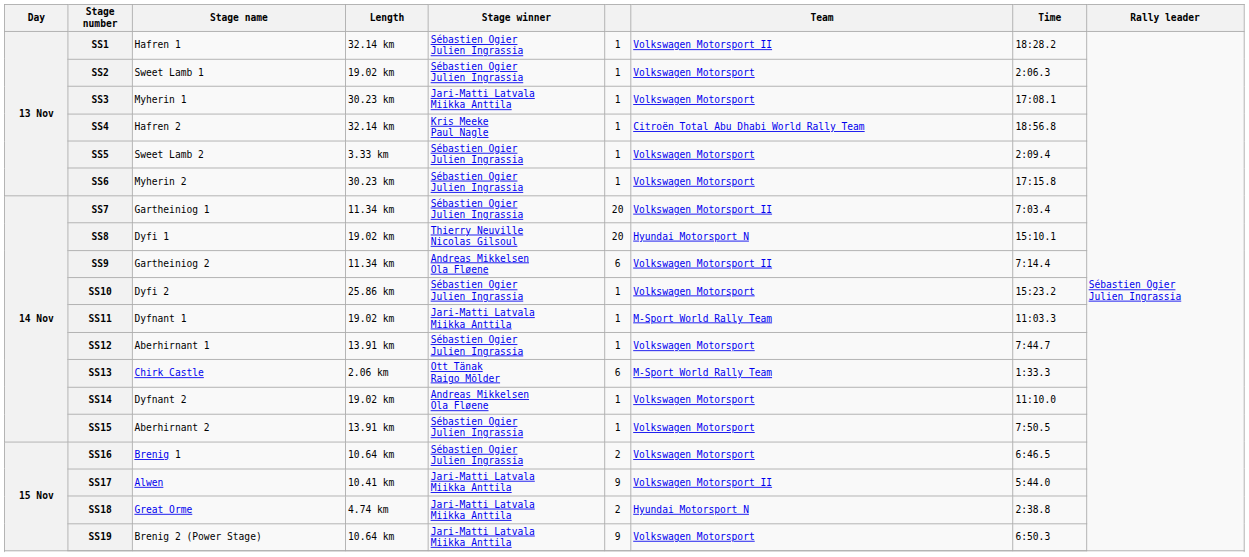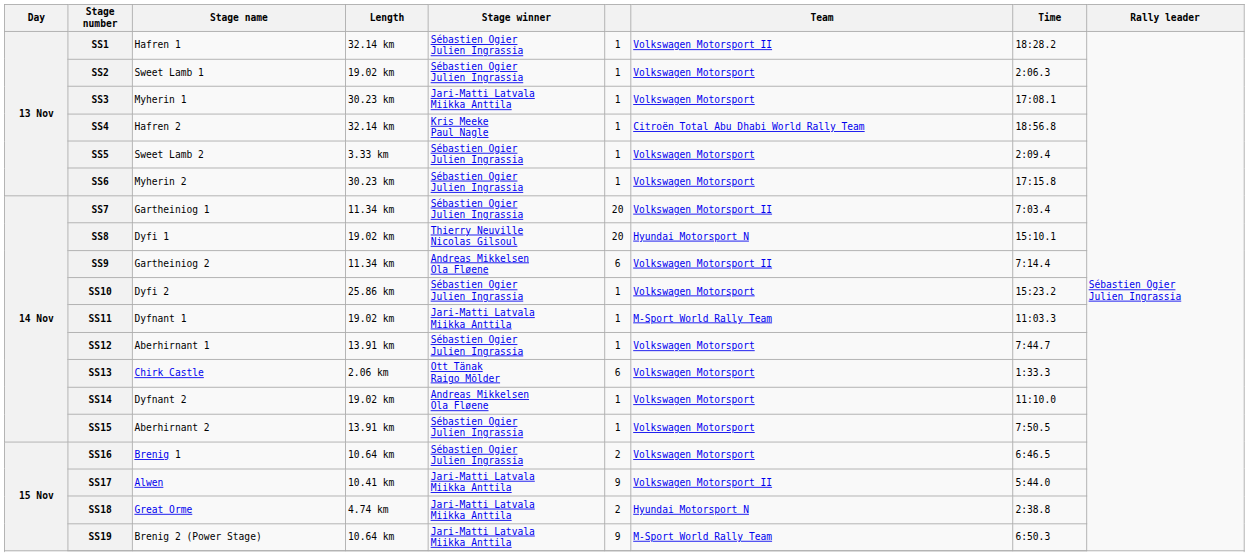(703, 373) M-Sport World Rally Team -> (694, 373) Volkswagen Motorsport
(694, 537) Volkswagen Motorsport -> (703, 537) M-Sport World Rally Team
